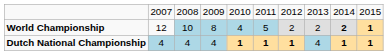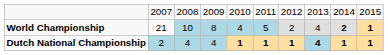(161, 27) 12 -> (161, 27) 21
(318, 27) 2 -> (318, 27) 4
(161, 43) 4 -> (161, 43) 2
(318, 43) normal -> (318, 43) bold
